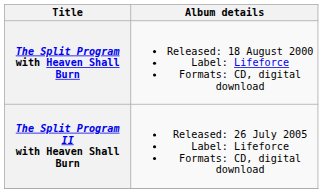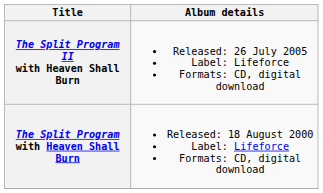rows swapped: (68, 63) <-> (68, 146)
